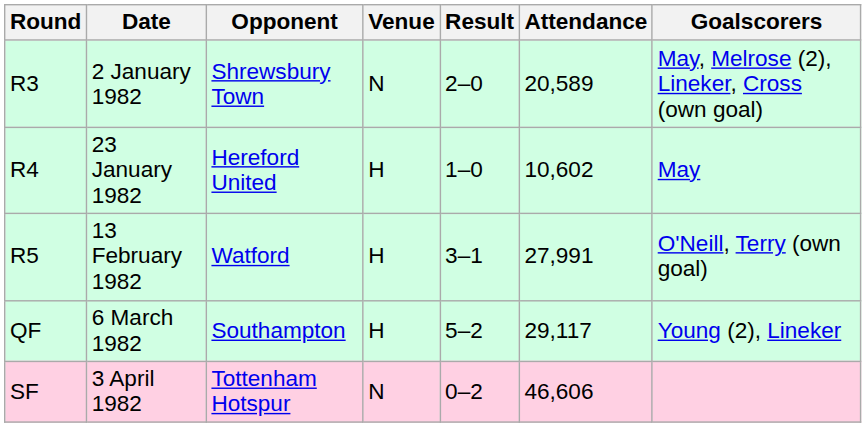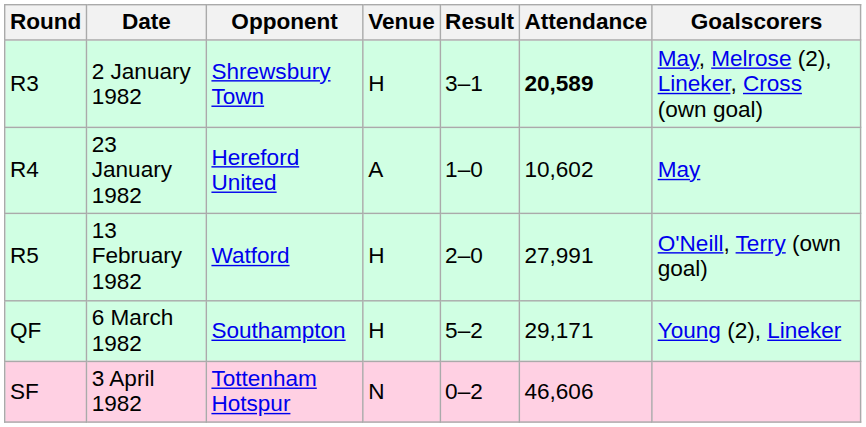(376, 83) N -> (376, 83) H
(464, 83) 2–0 -> (464, 83) 3–1
(559, 83) normal -> (559, 83) bold
(376, 170) H -> (376, 170) A
(464, 256) 3–1 -> (464, 256) 2–0
(558, 330) 29,117 -> (559, 330) 29,171
